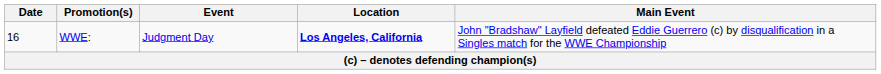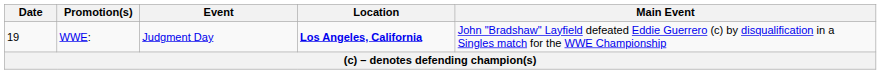(13, 36) 16 -> (13, 36) 19
